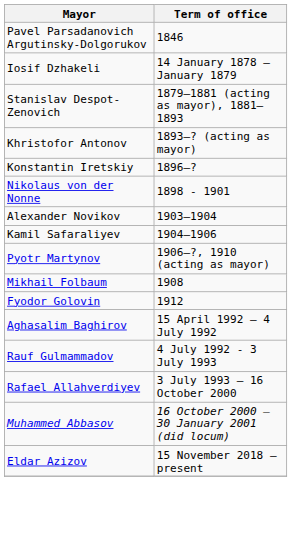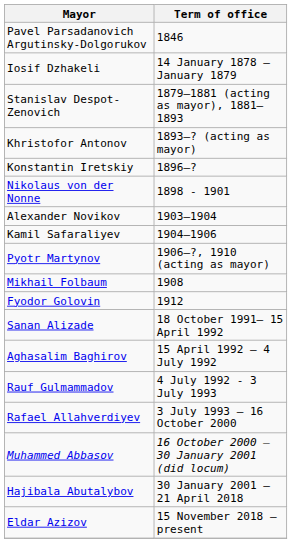+ row: (50, 325)
+ row: (70, 492)
